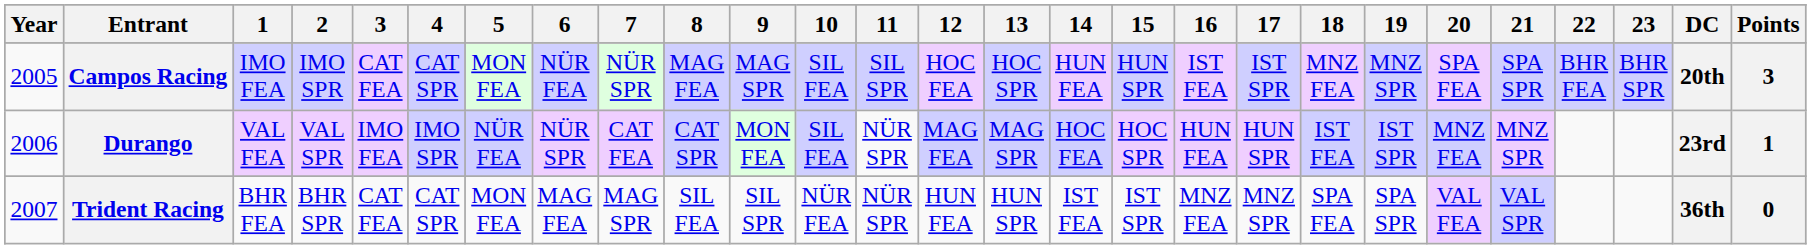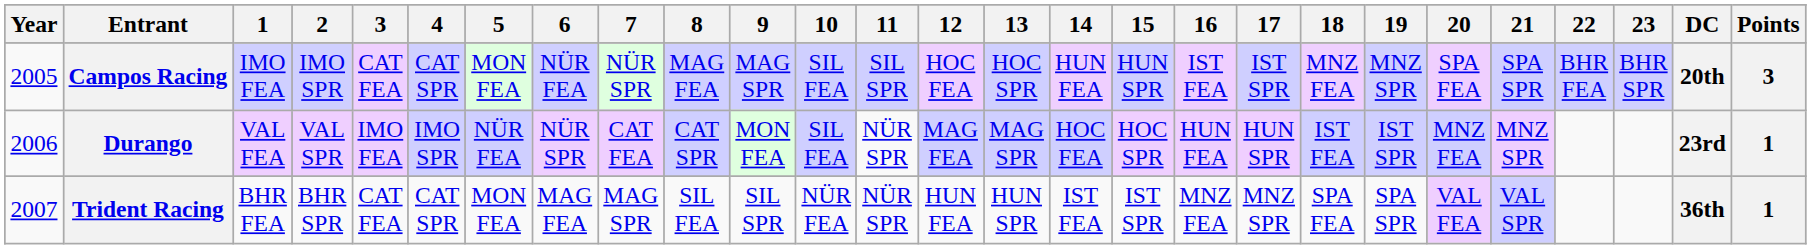(1768, 209) 0 -> (1768, 209) 1
